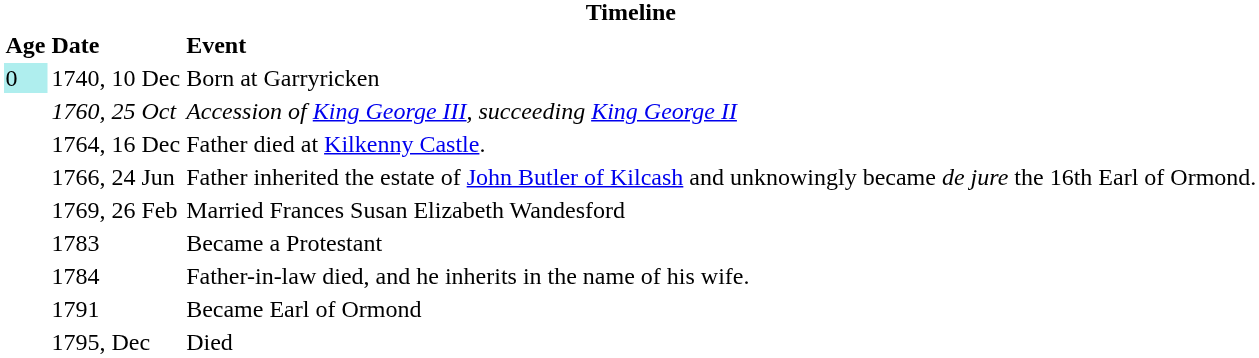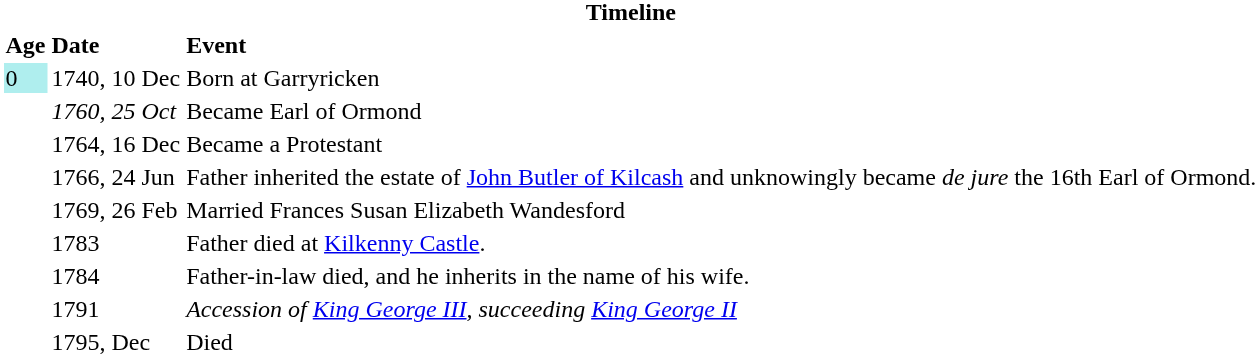(462, 110) Accession of King George III, succeeding King George II -> (304, 110) Became Earl of Ormond
(336, 143) Father died at Kilkenny Castle. -> (284, 143) Became a Protestant
(284, 242) Became a Protestant -> (336, 242) Father died at Kilkenny Castle.
(304, 308) Became Earl of Ormond -> (462, 308) Accession of King George III, succeeding King George II
